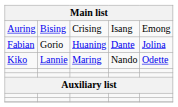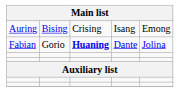(89, 44) normal -> (91, 44) bold
- row: (17, 60)
